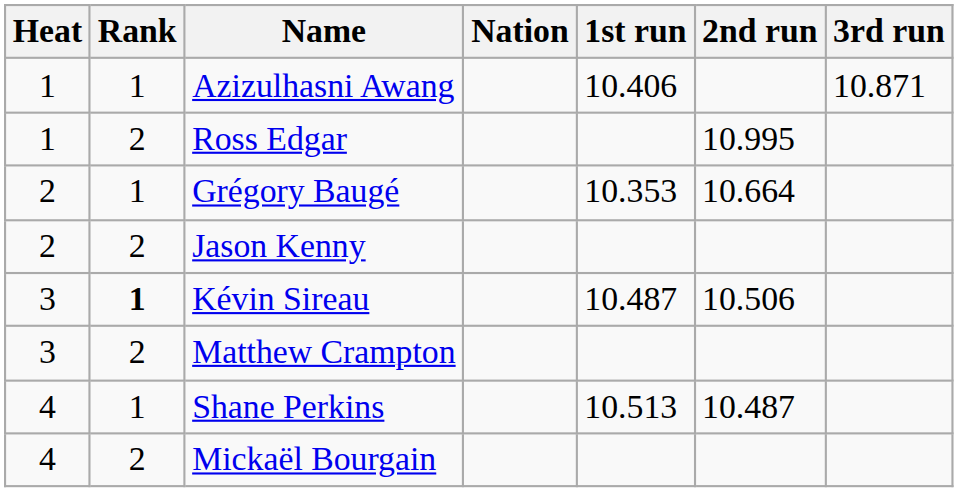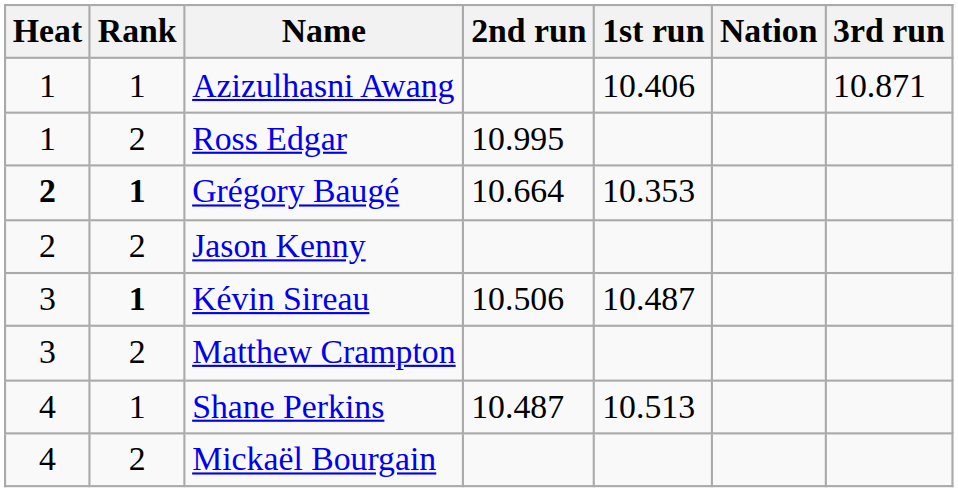columns swapped: (520, 31) <-> (760, 31)
(48, 191) normal -> (48, 191) bold
(137, 191) normal -> (137, 191) bold
